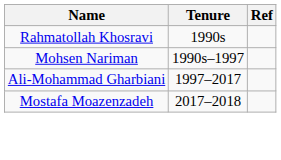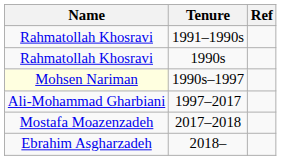+ row: (208, 36)
(87, 58) no background -> (87, 79) lightyellow background
+ row: (208, 144)
